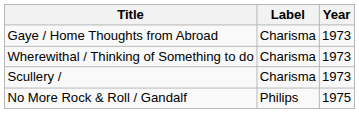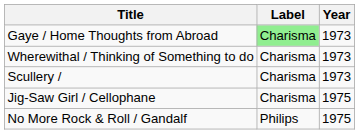(288, 35) no background -> (288, 35) lightgreen background
+ row: (81, 98)
